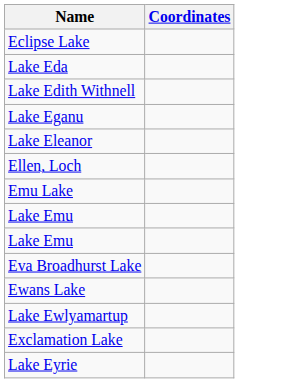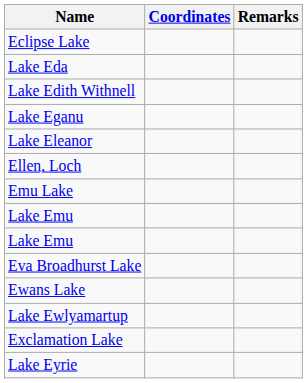+ column: (268, 16)
